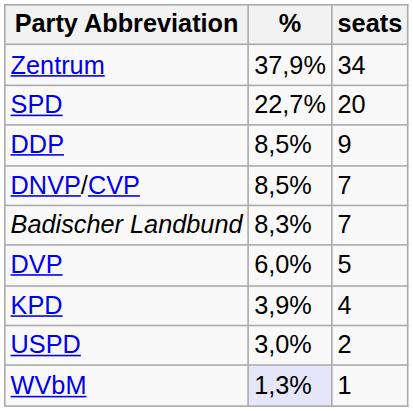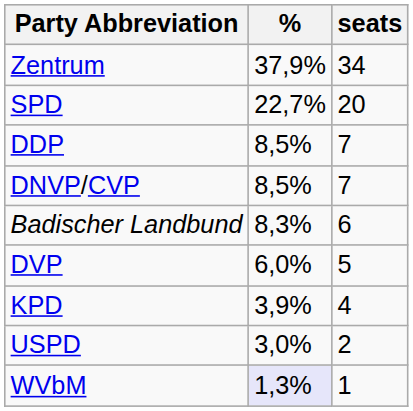(345, 144) 9 -> (345, 144) 7
(345, 225) 7 -> (345, 225) 6
